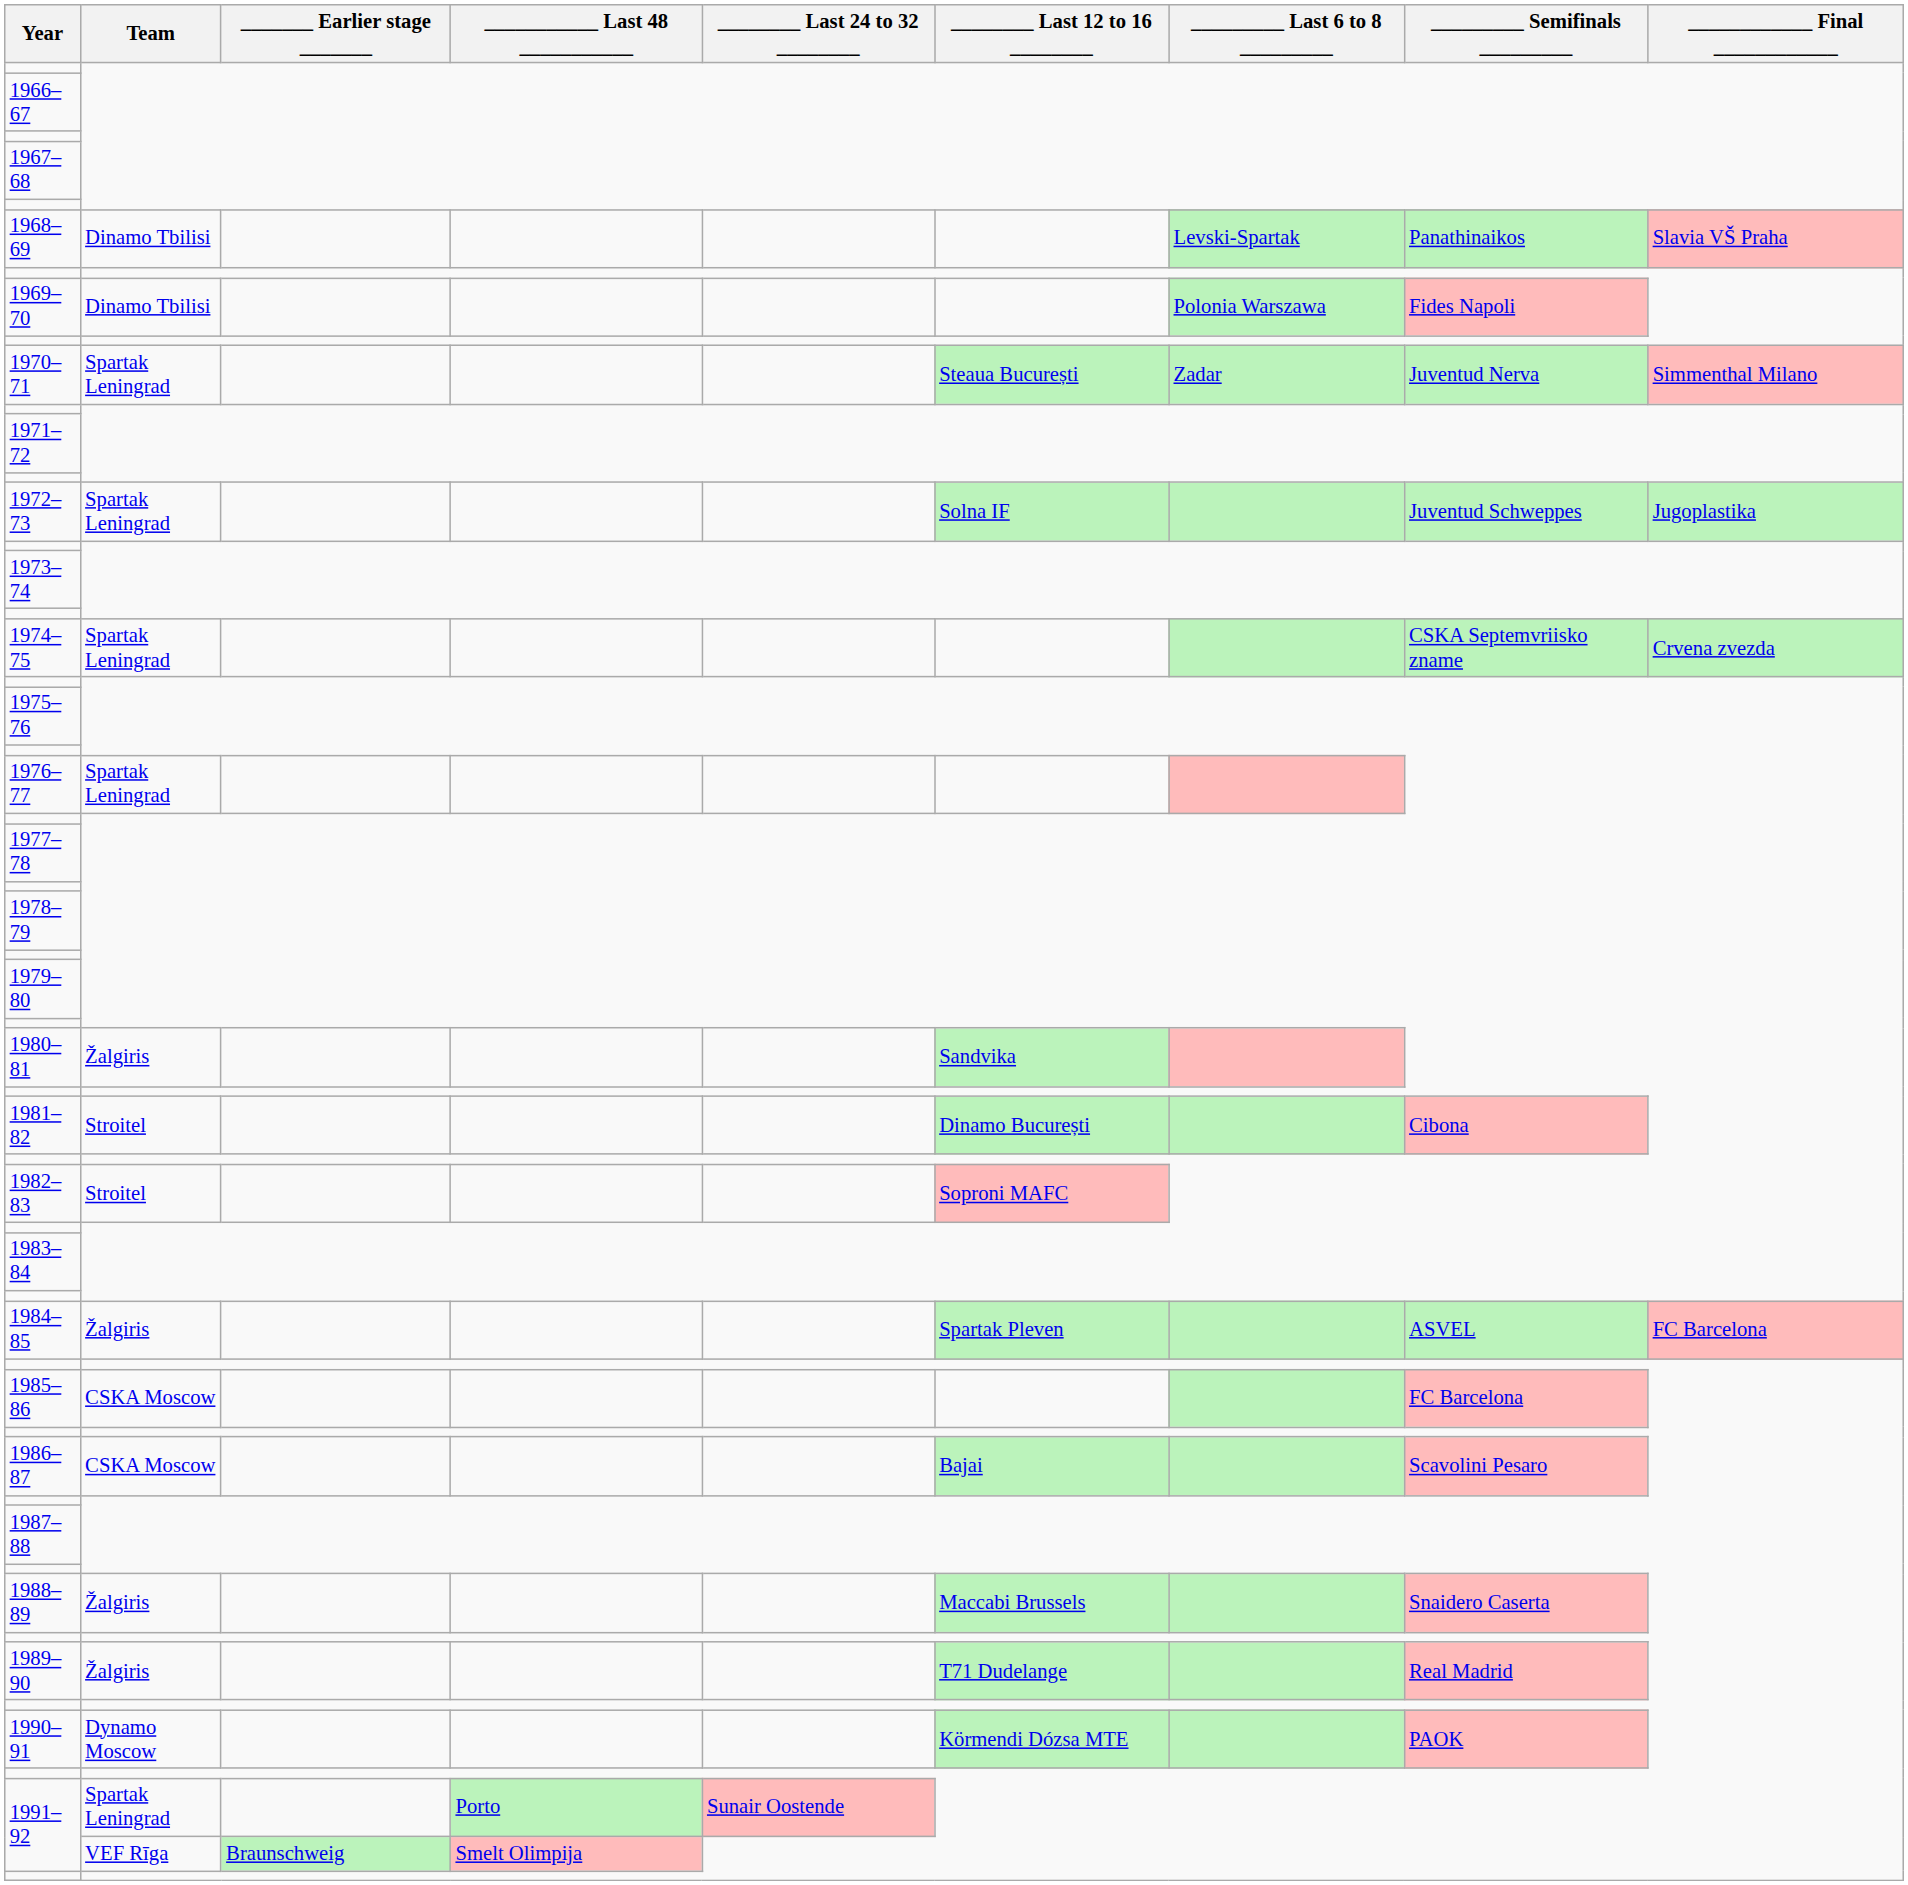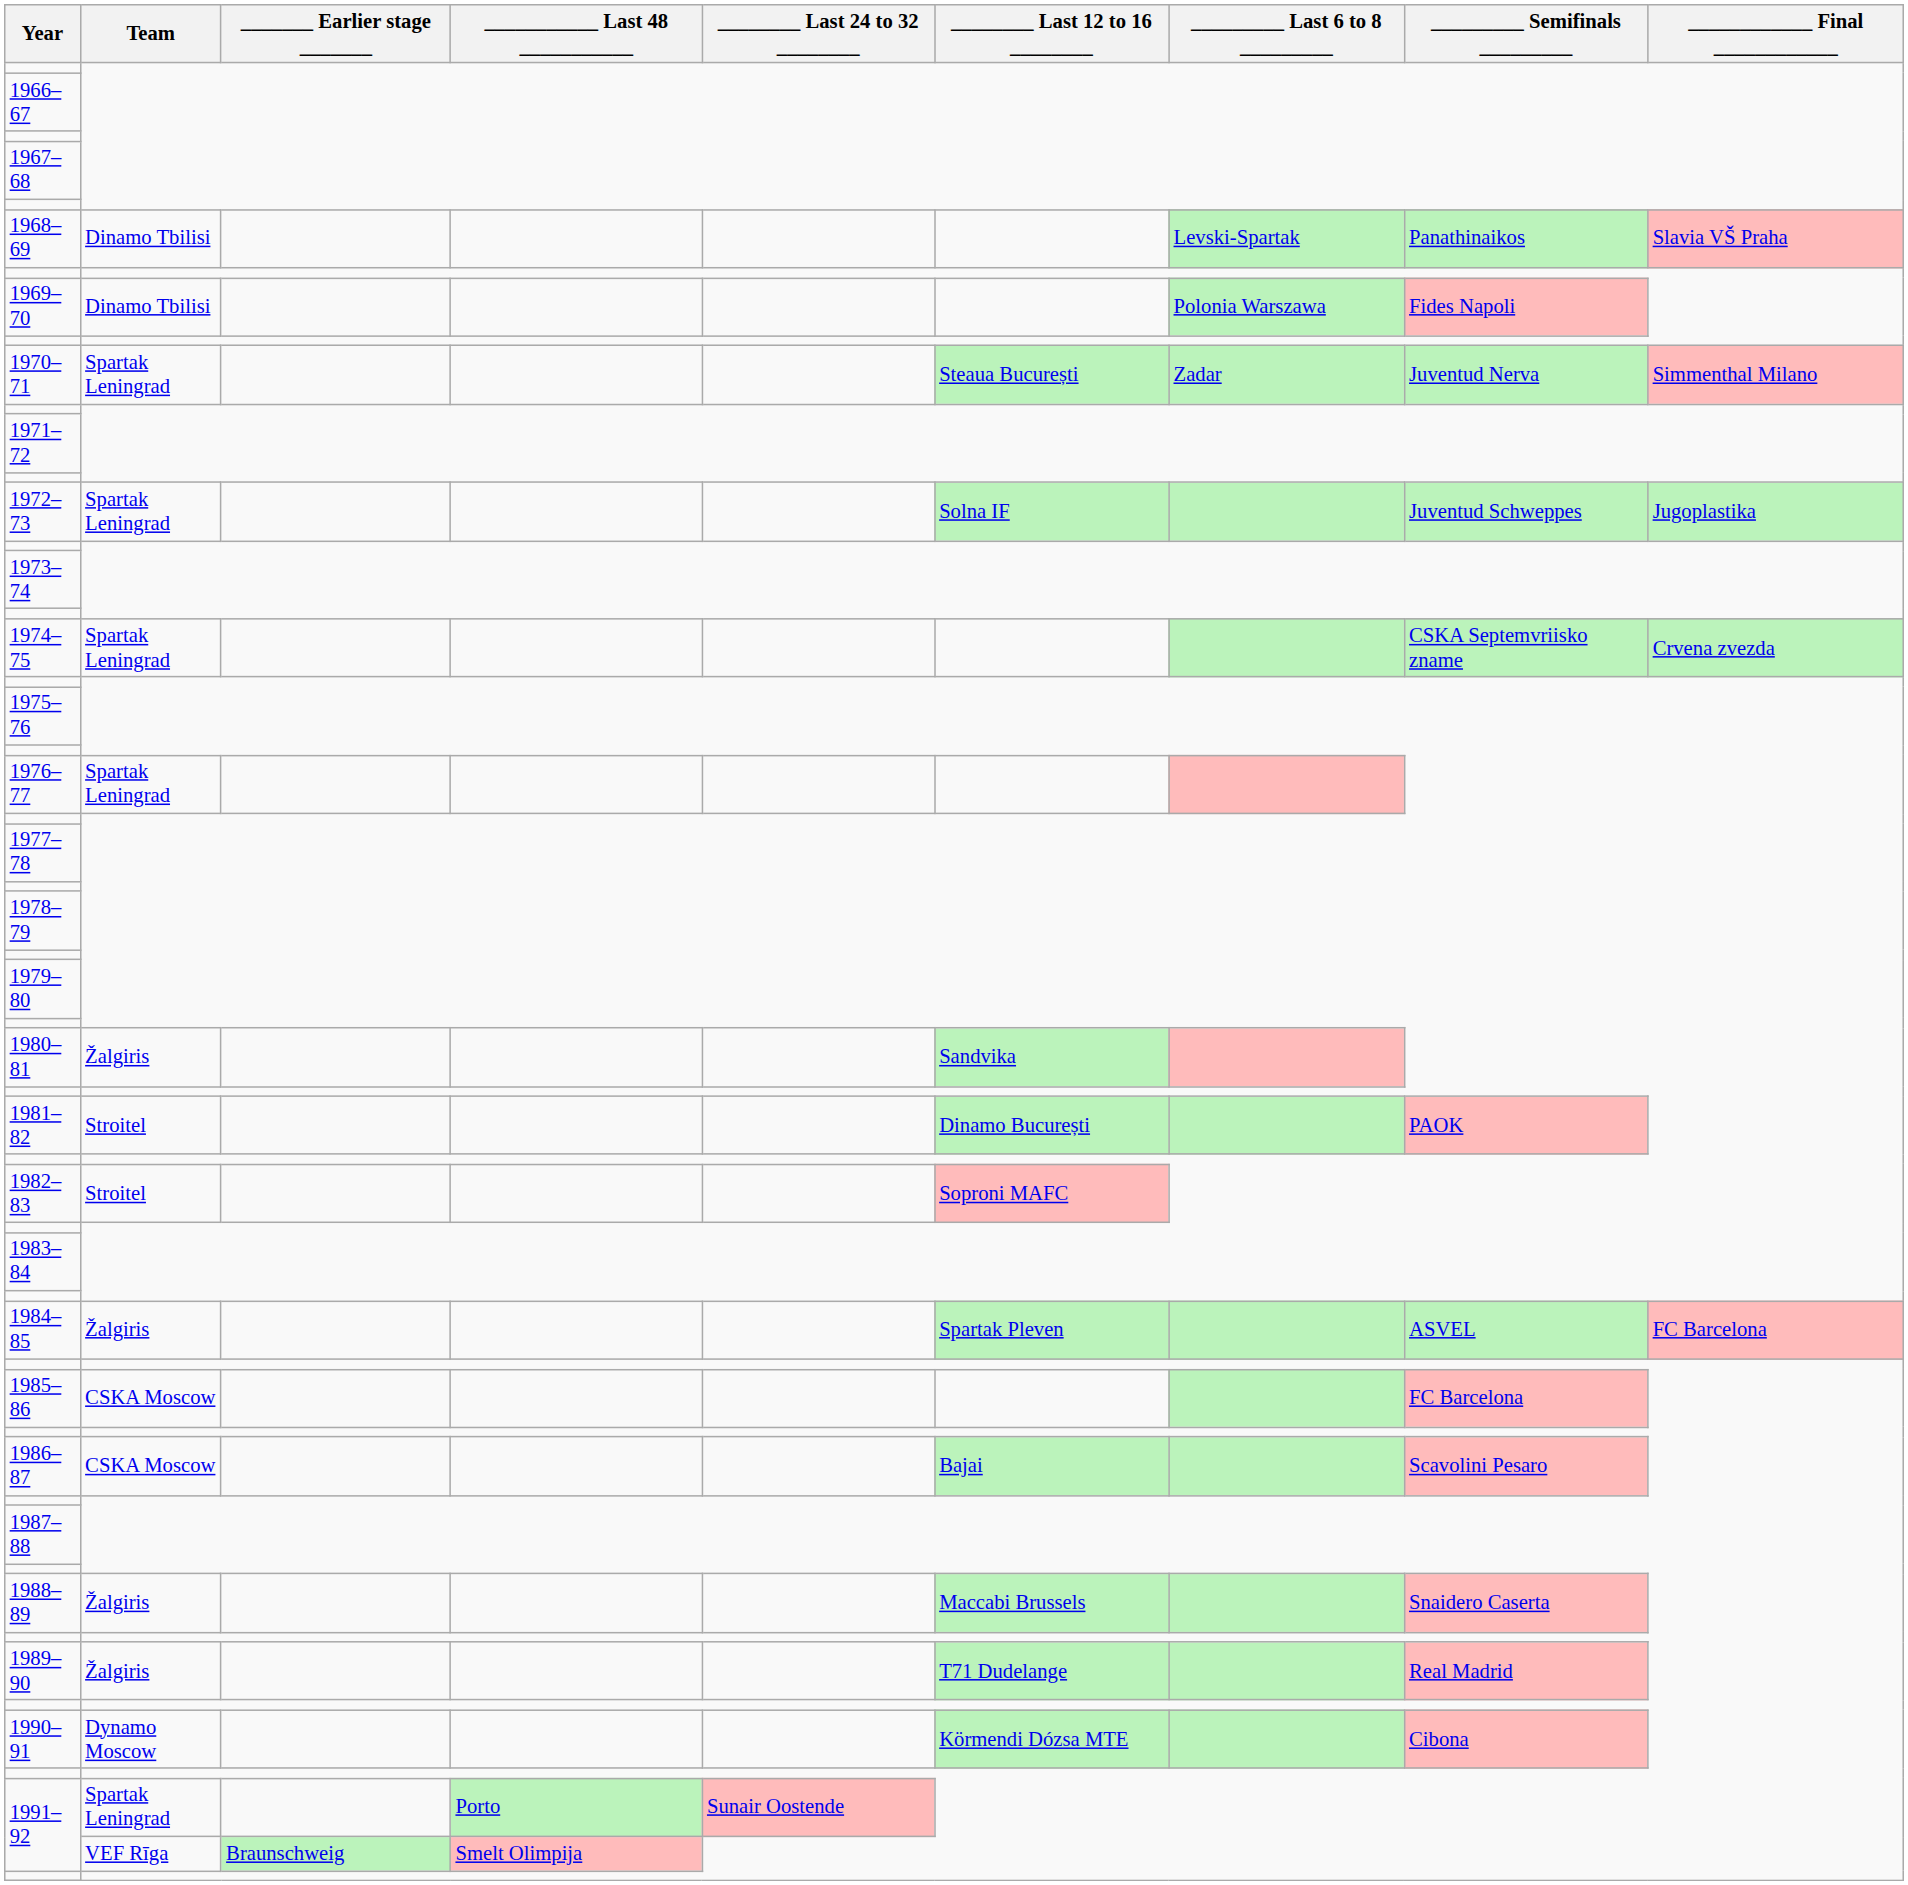(1439, 1124) Cibona -> (1436, 1124) PAOK
(1436, 1738) PAOK -> (1439, 1738) Cibona
